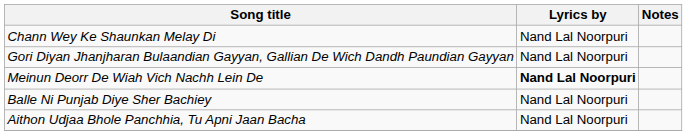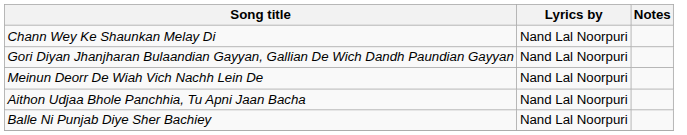(578, 78) bold -> (574, 78) normal
rows swapped: (109, 99) <-> (157, 120)
